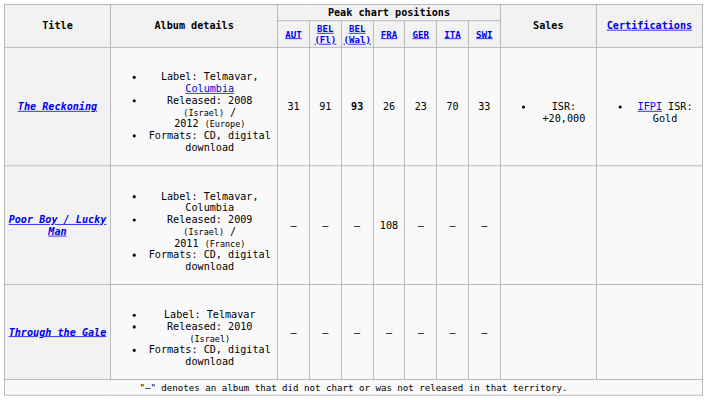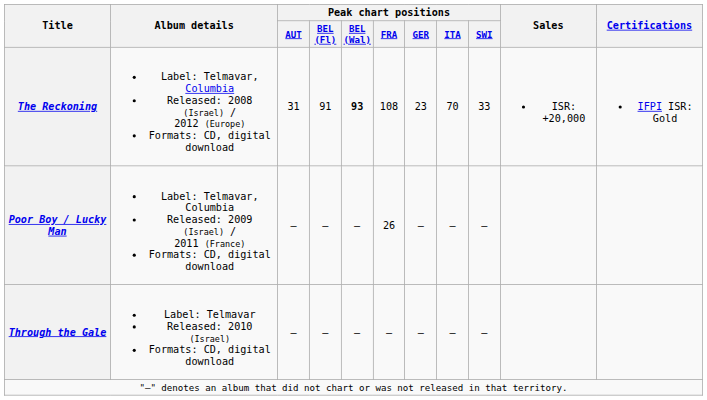(389, 107) 26 -> (389, 107) 108
(389, 225) 108 -> (389, 225) 26
